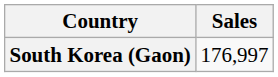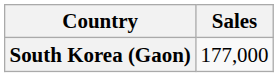(234, 54) 176,997 -> (234, 54) 177,000
